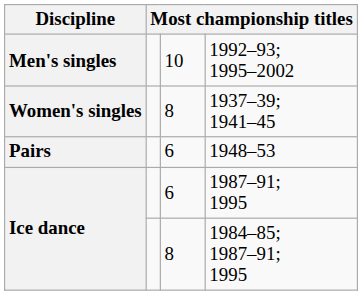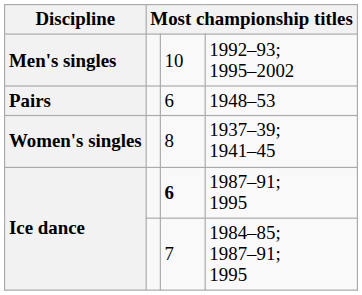rows swapped: (245, 111) <-> (242, 151)
(169, 192) normal -> (169, 192) bold
(169, 254) 8 -> (169, 254) 7
